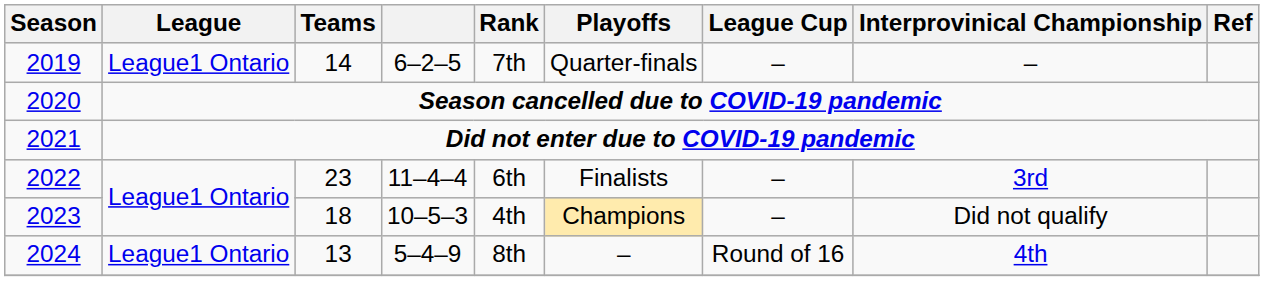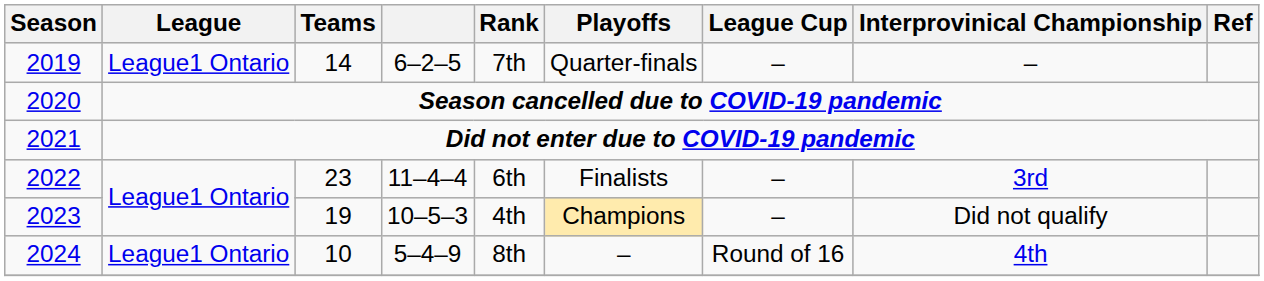(338, 216) 18 -> (338, 216) 19
(338, 255) 13 -> (338, 255) 10
